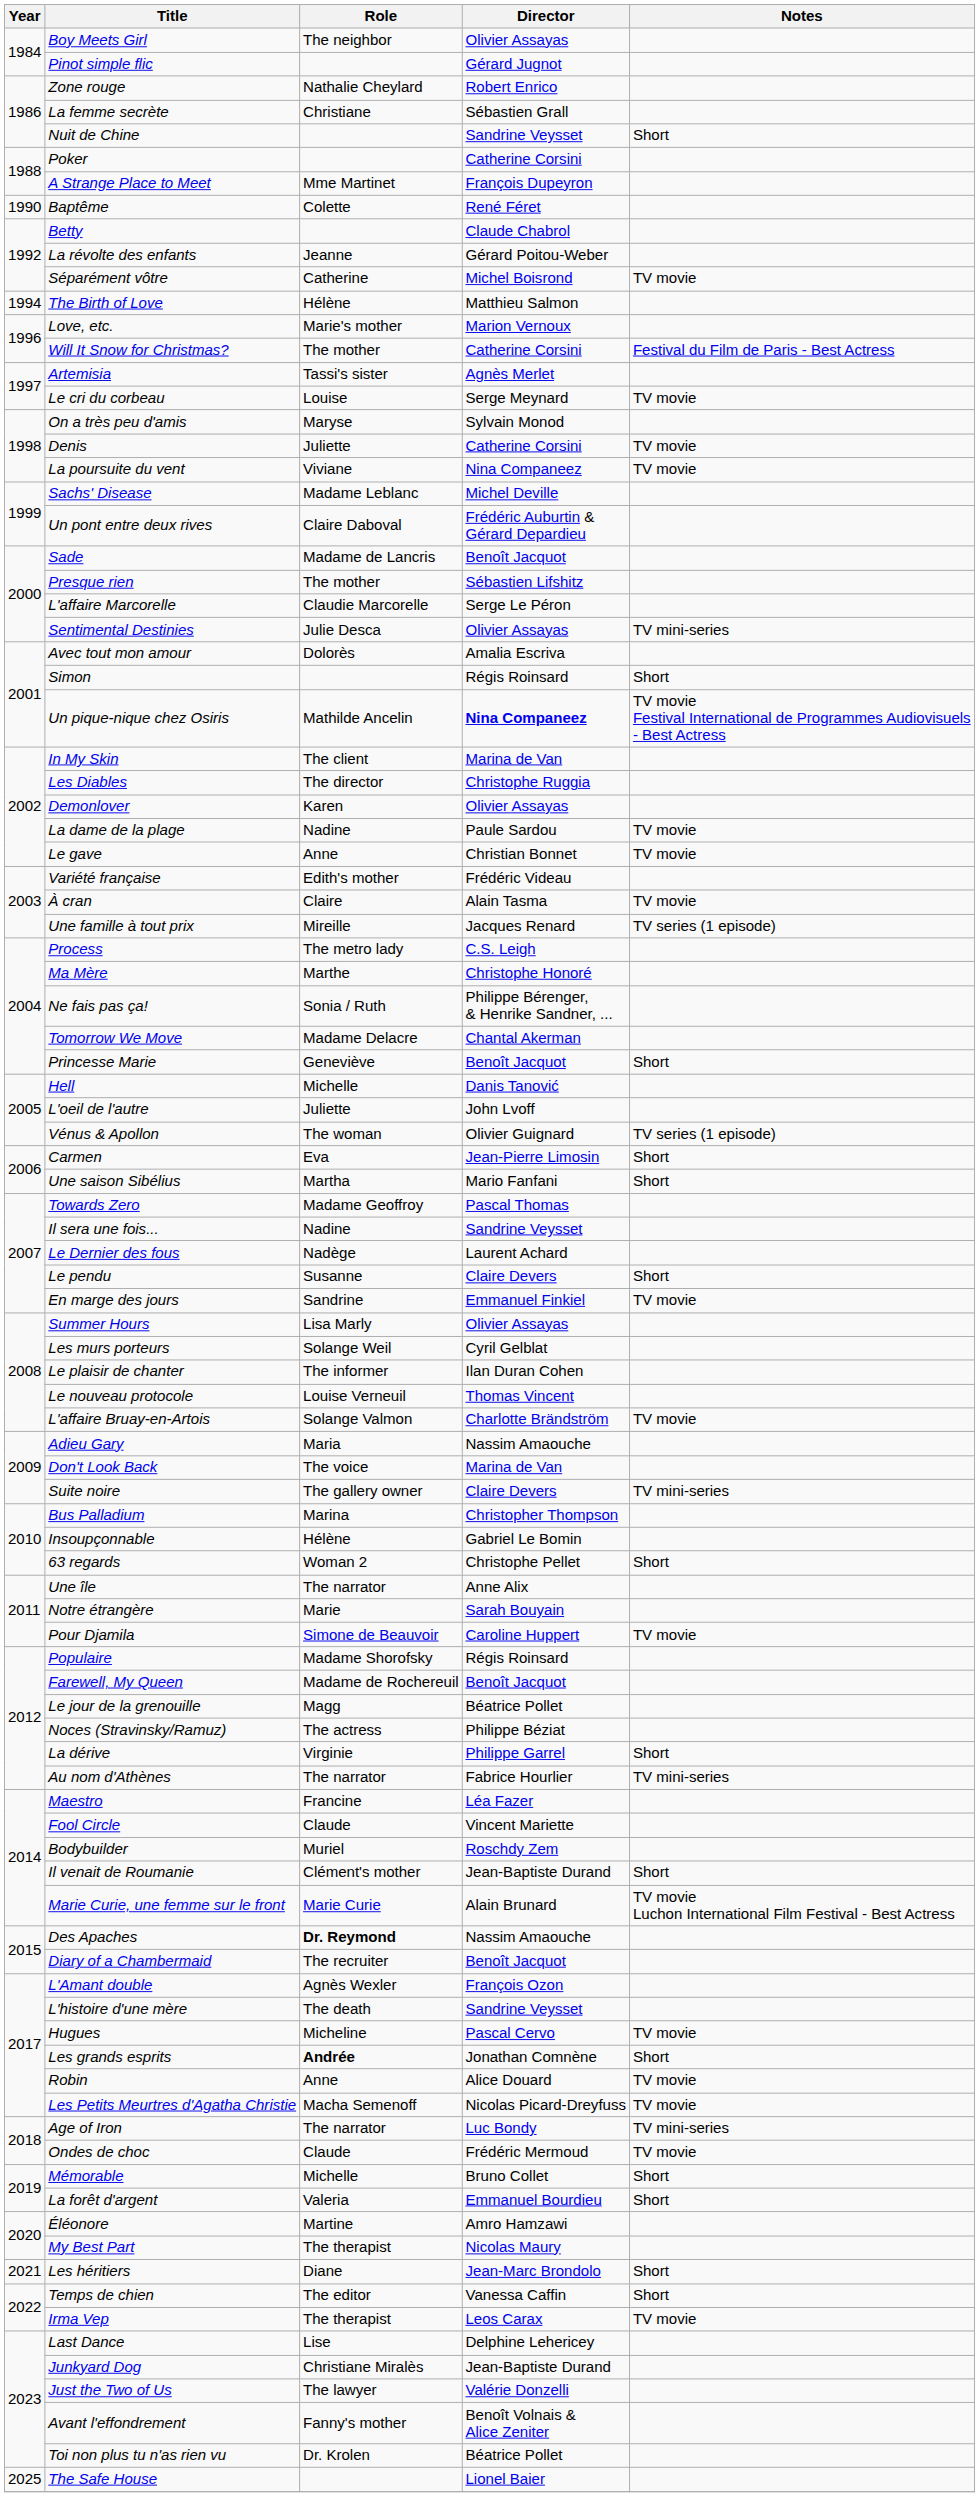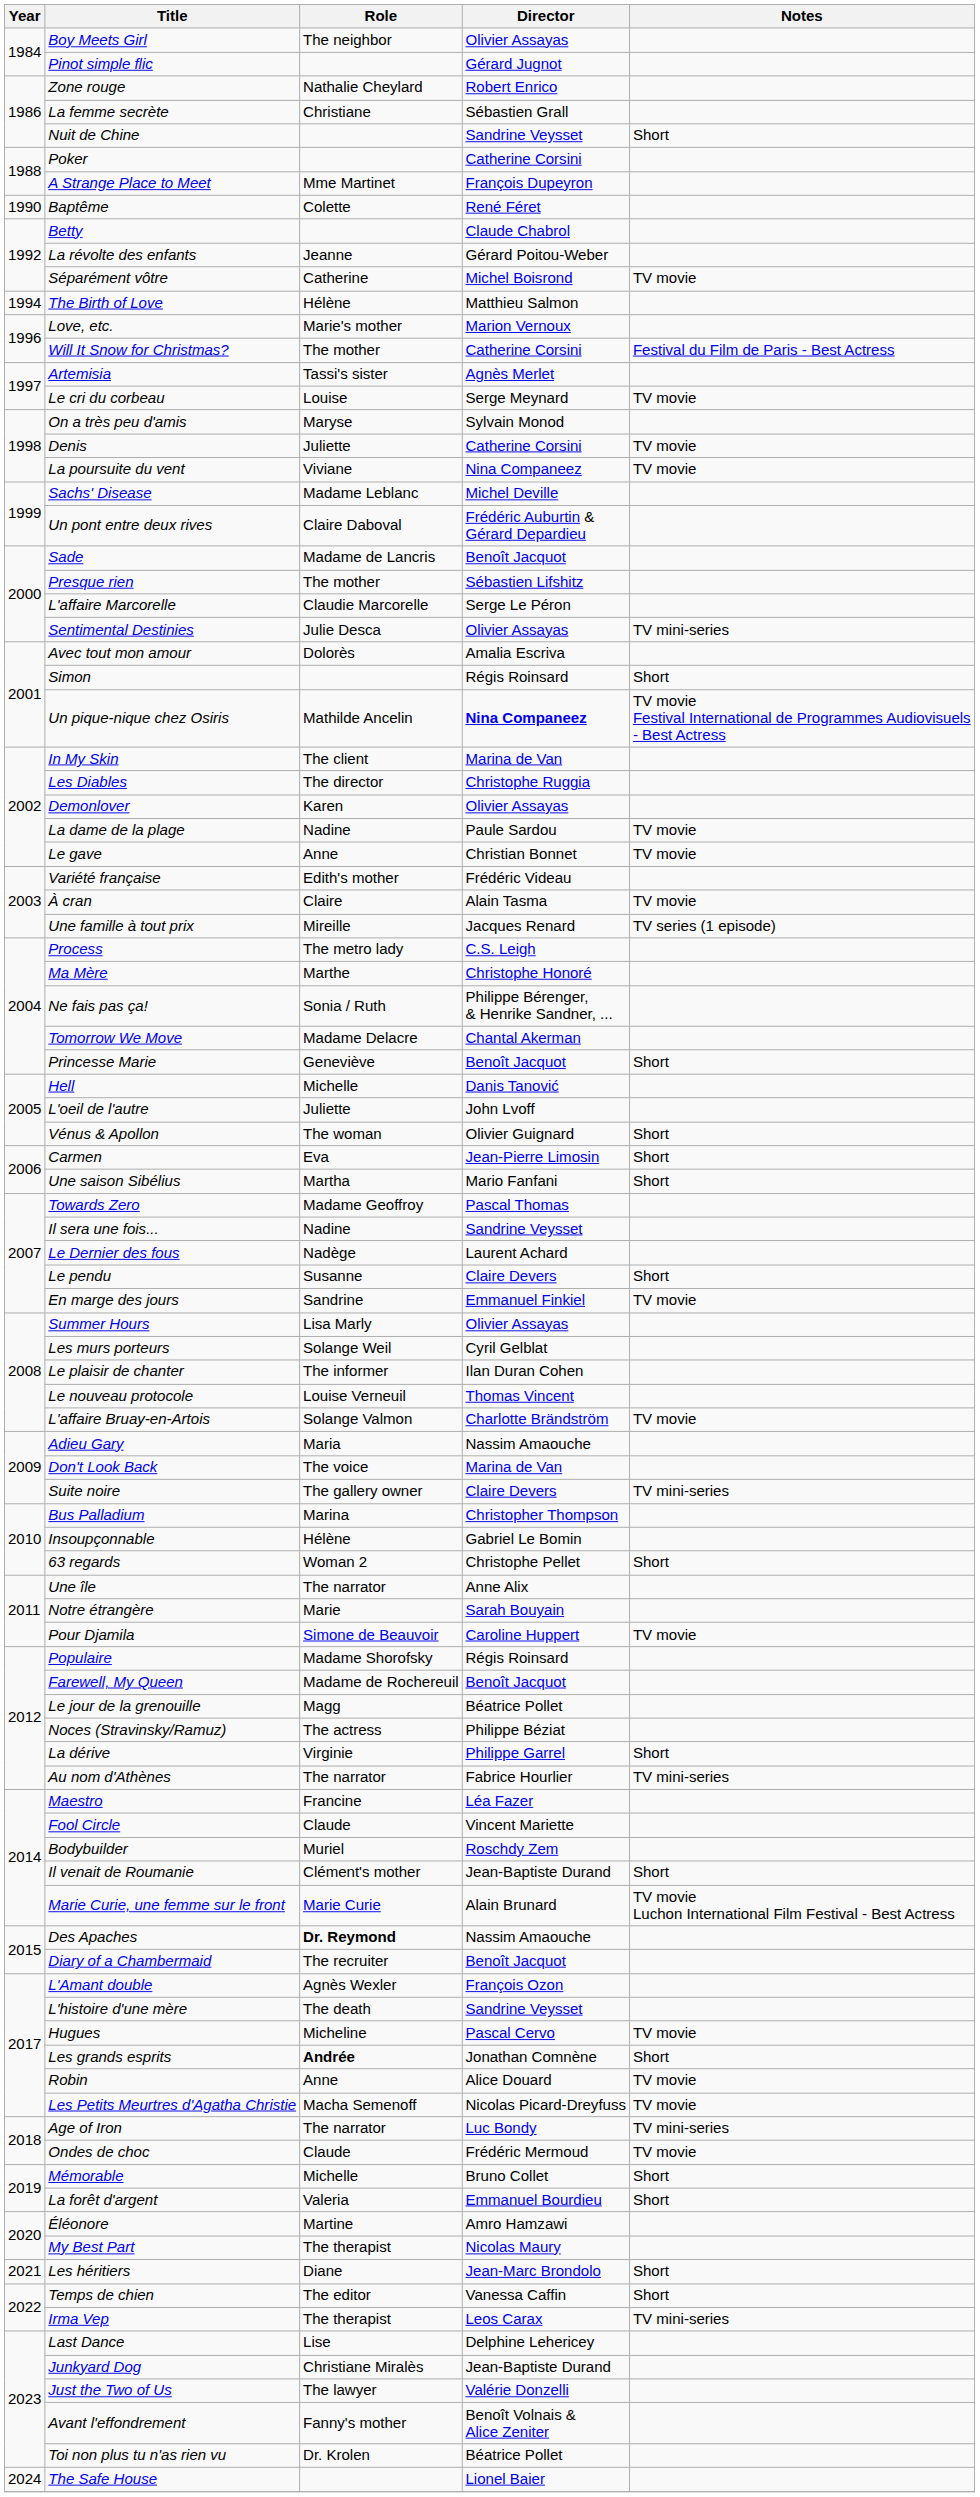(704, 1133) TV series (1 episode) -> (651, 1133) Short
(665, 2319) TV movie -> (681, 2319) TV mini-series
(25, 2479) 2025 -> (25, 2479) 2024
